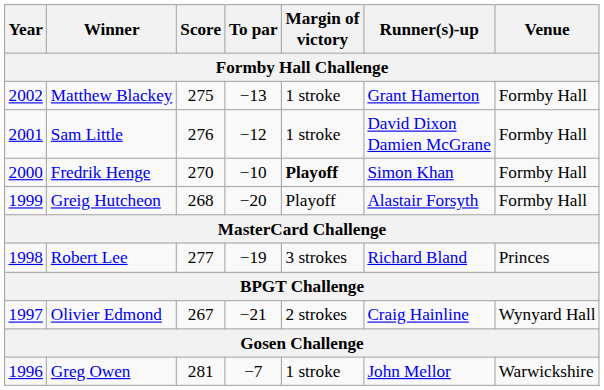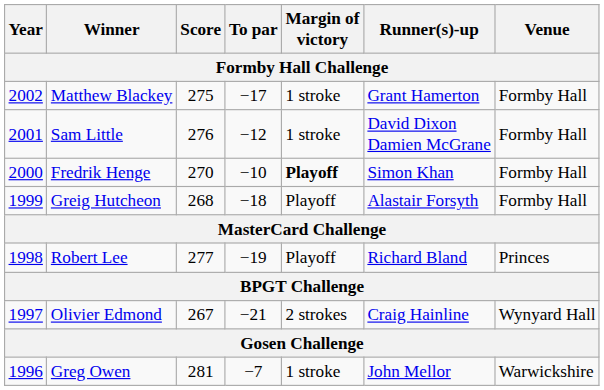(253, 95) −13 -> (253, 95) −17
(253, 201) −20 -> (253, 201) −18
(316, 257) 3 strokes -> (311, 257) Playoff
